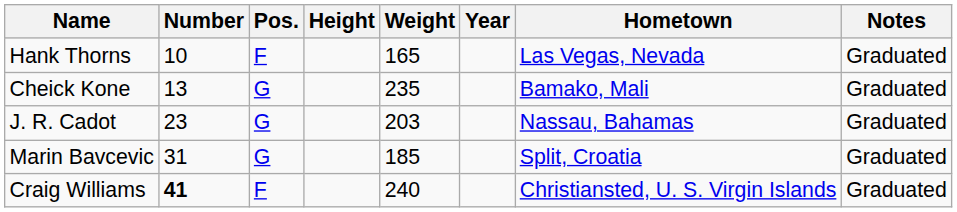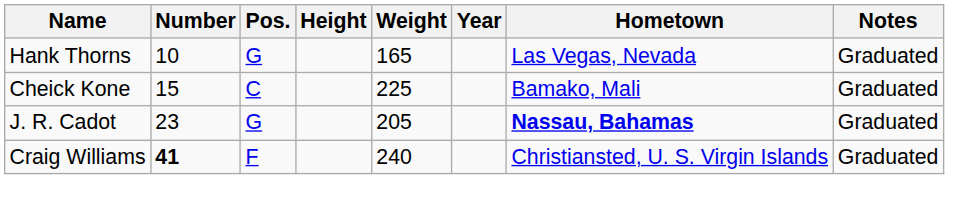(260, 55) F -> (254, 55) G
(175, 88) 13 -> (167, 88) 15
(262, 88) G -> (253, 88) C
(402, 88) 235 -> (394, 88) 225
(402, 122) 203 -> (394, 122) 205
(607, 122) normal -> (603, 122) bold
- row: (82, 156)
